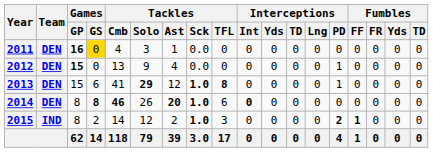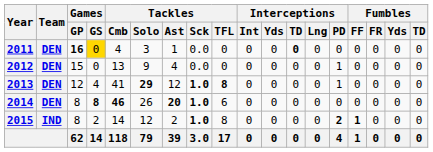(296, 49) normal -> (296, 49) bold
(77, 67) bold -> (77, 67) normal
(77, 85) 15 -> (77, 85) 12
(96, 85) 6 -> (96, 85) 4
(249, 102) bold -> (249, 102) normal
(224, 120) 3 -> (224, 120) 8
